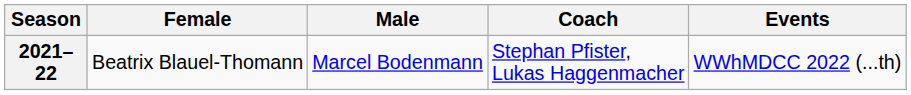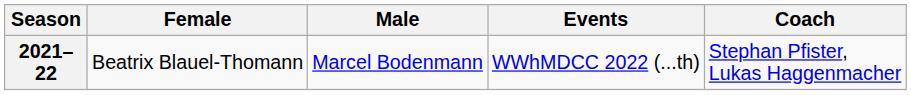columns swapped: (588, 20) <-> (797, 20)
